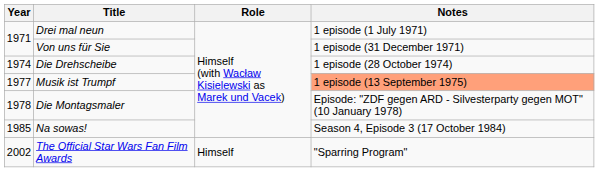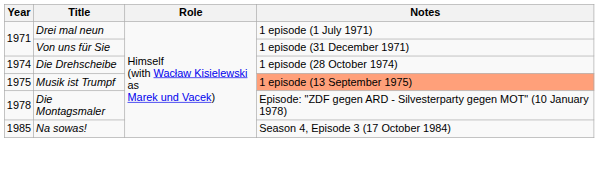(19, 82) 1977 -> (19, 82) 1975
- row: (112, 152)
